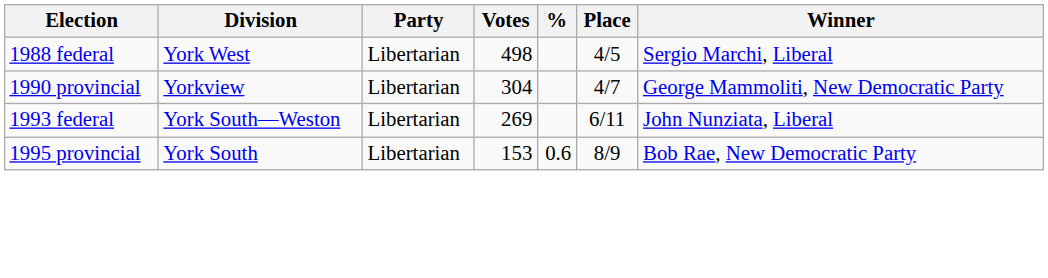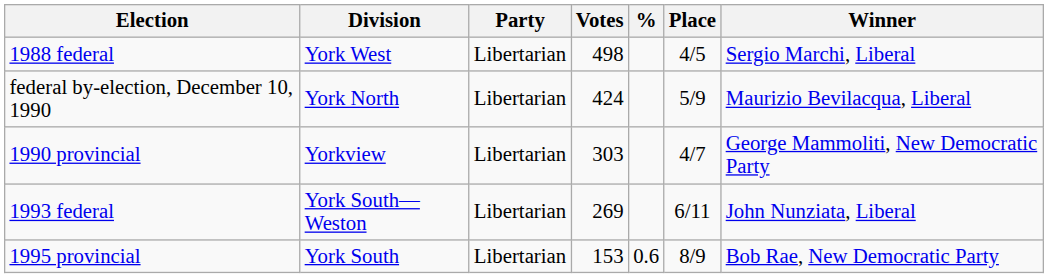+ row: (151, 98)
(517, 86) 304 -> (608, 155) 303
